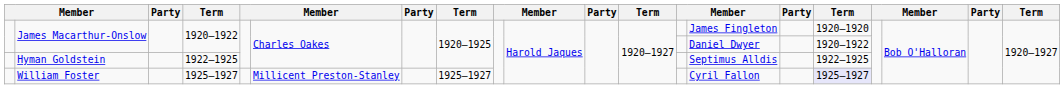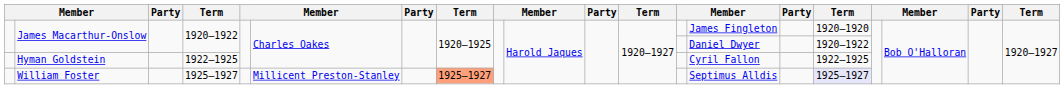(733, 60) Septimus Alldis -> (725, 60) Cyril Fallon
(465, 76) no background -> (465, 76) lightsalmon background
(725, 76) Cyril Fallon -> (733, 76) Septimus Alldis
